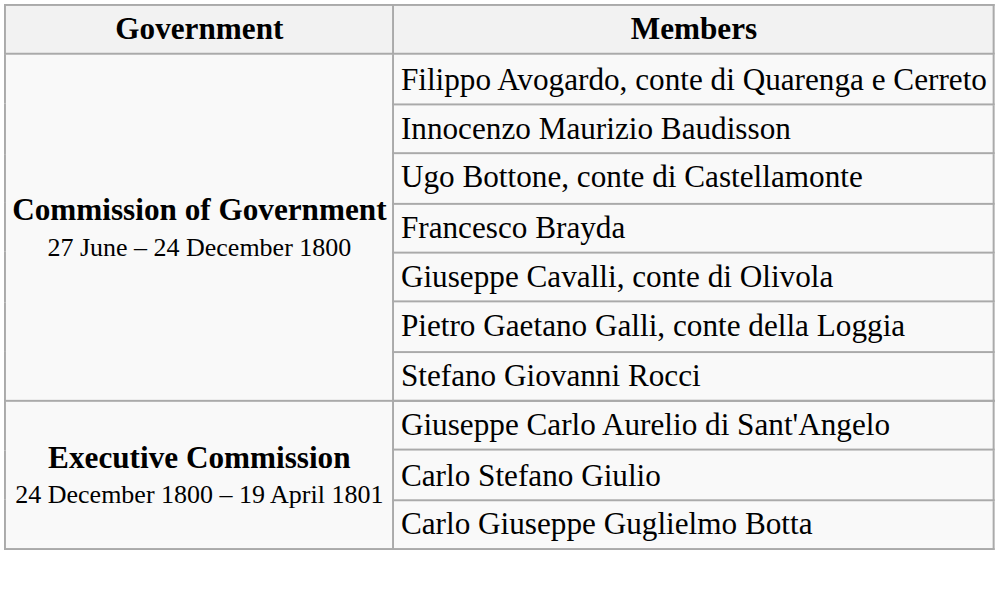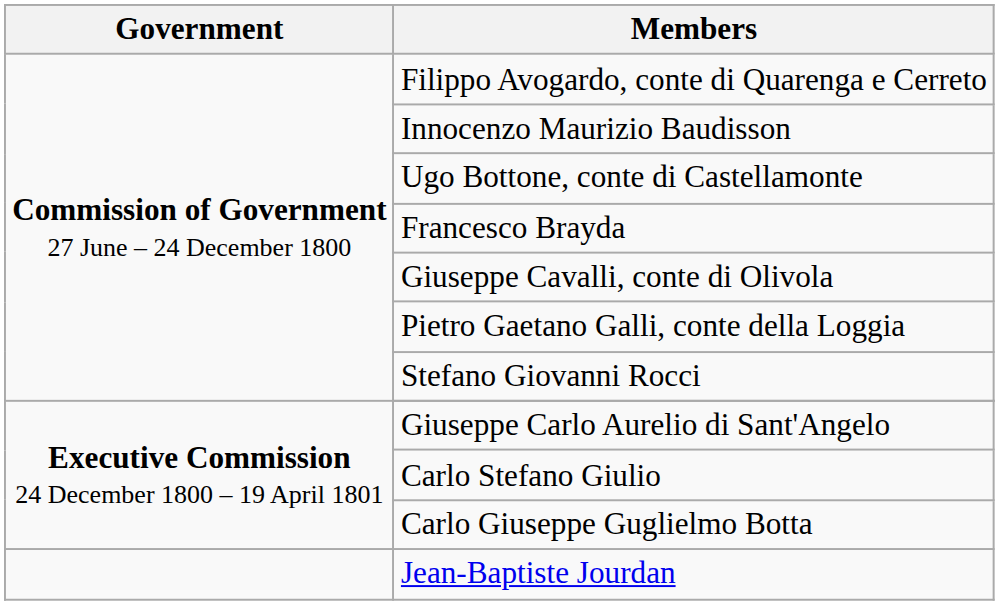+ row: (538, 573)
